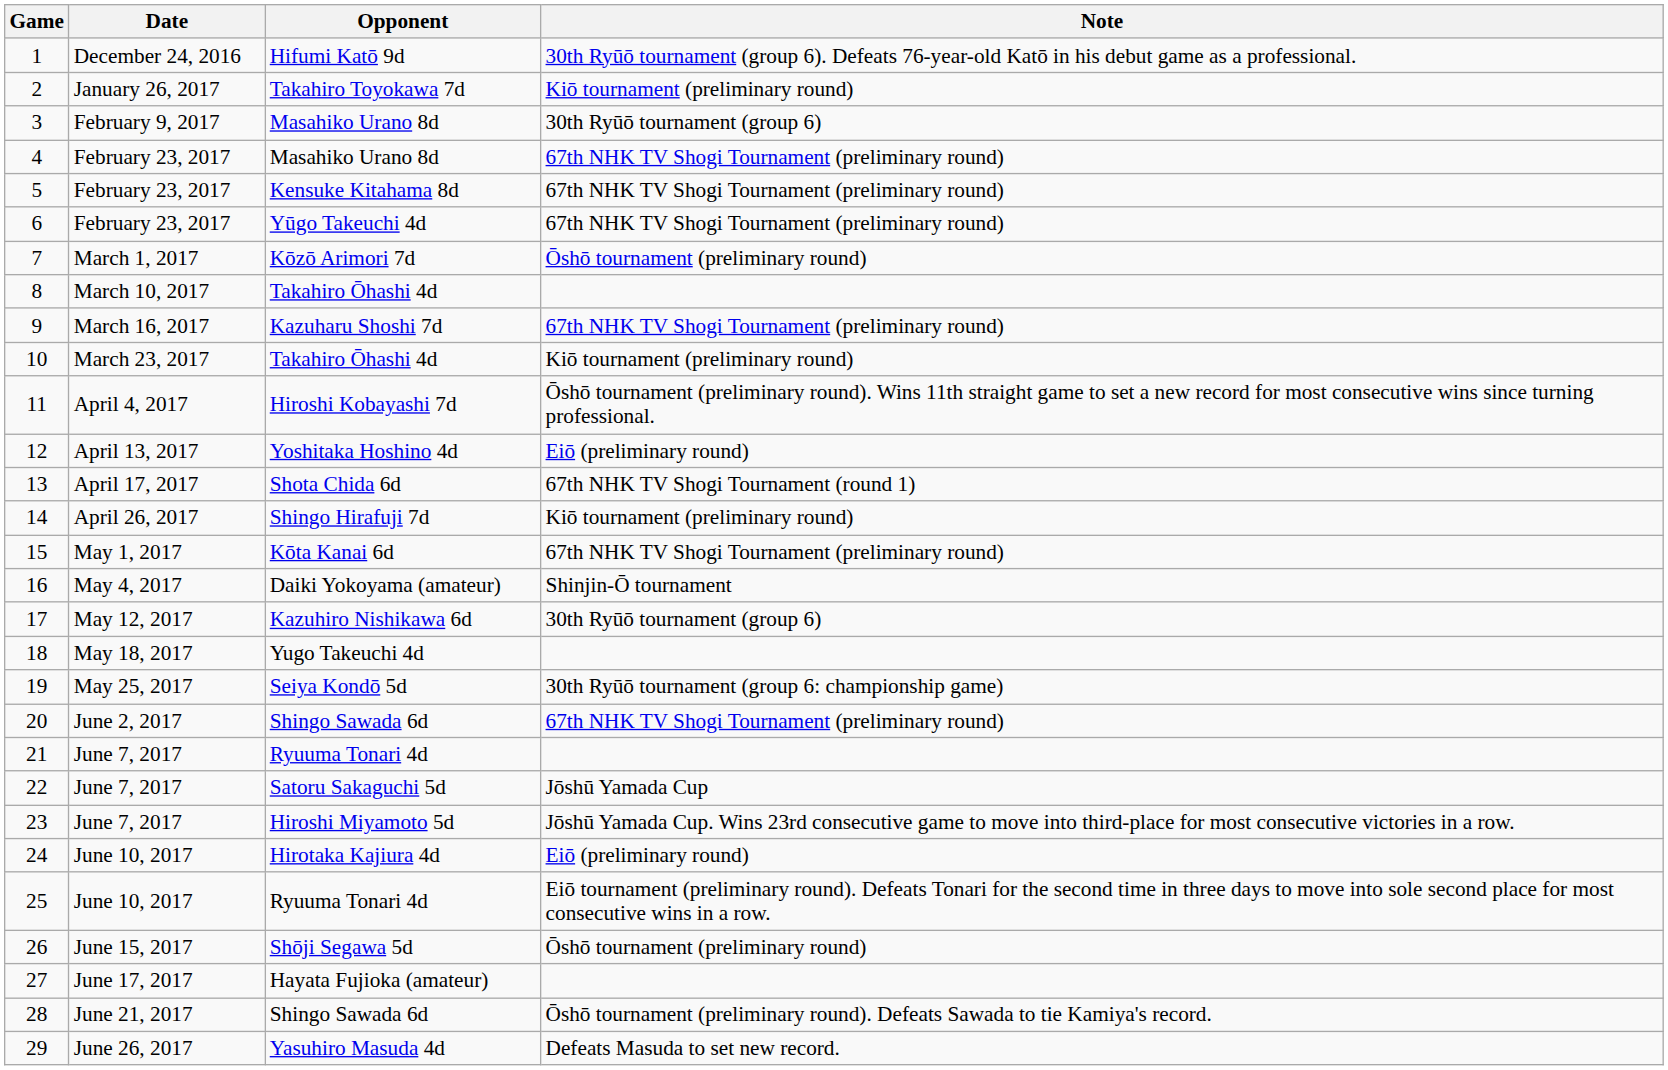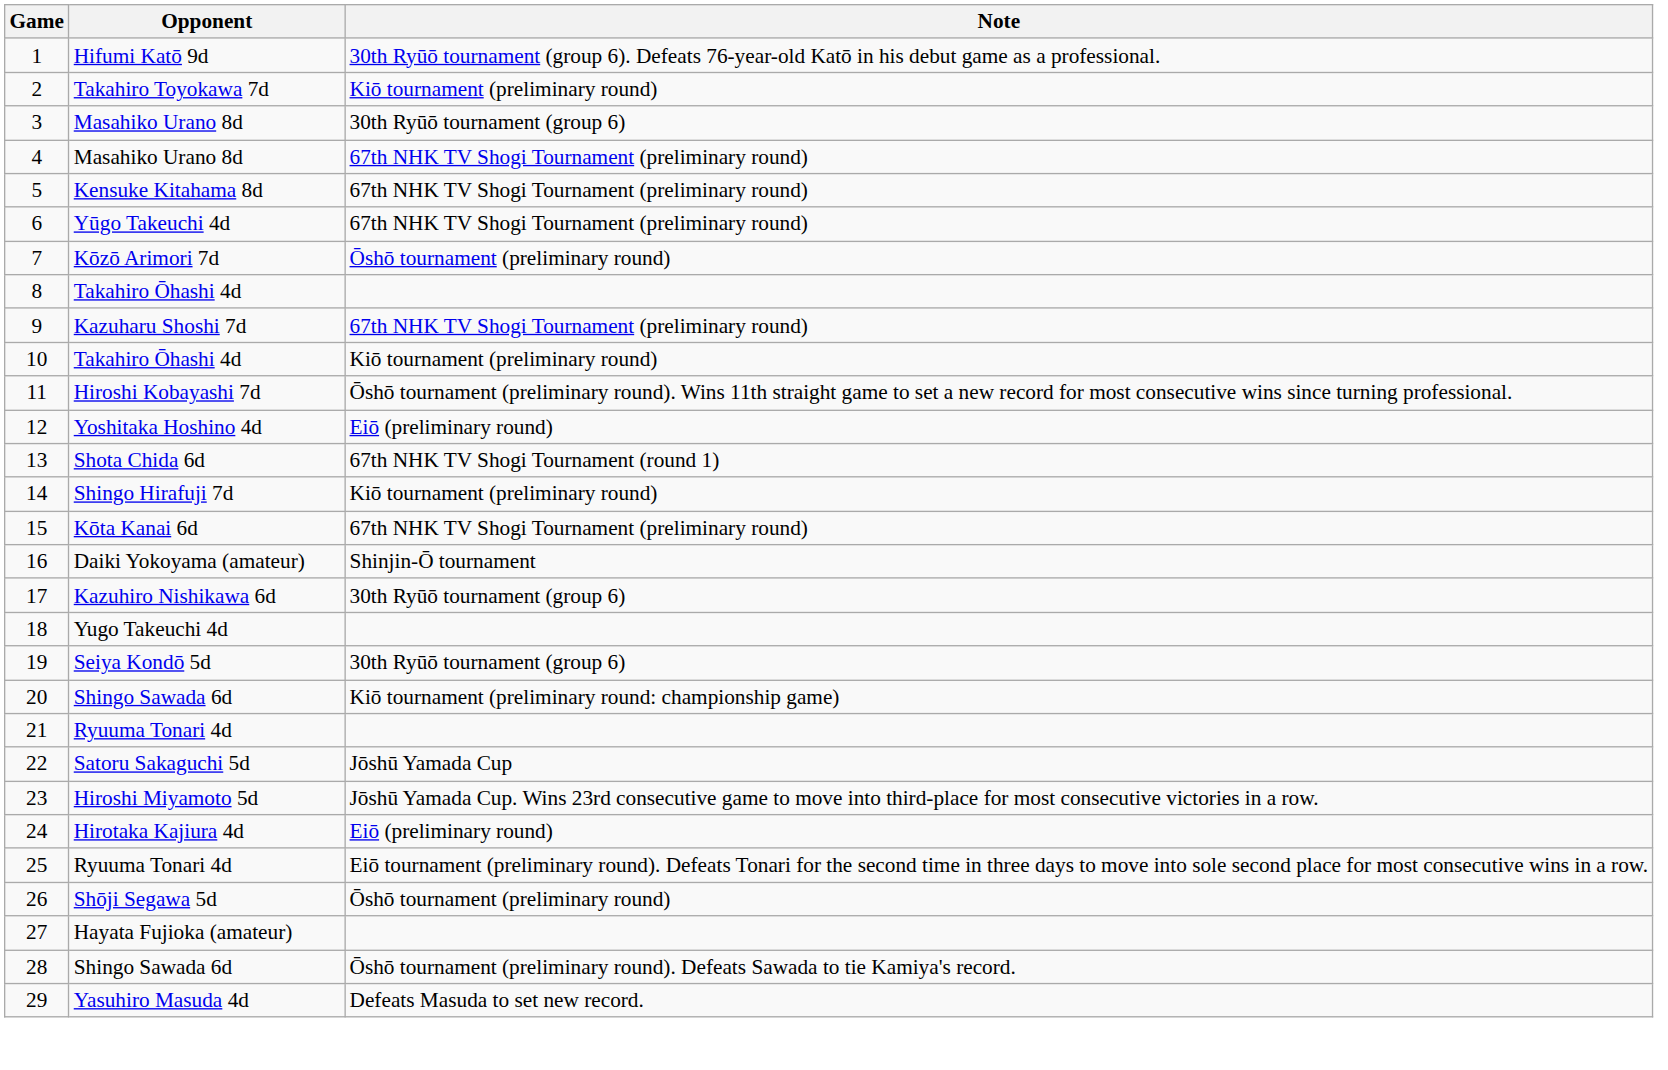- column: (167, 21)
(774, 686) 30th Ryūō tournament (group 6: championship game) -> (487, 662) 30th Ryūō tournament (group 6)
(775, 720) 67th NHK TV Shogi Tournament (preliminary round) -> (595, 696) Kiō tournament (preliminary round: championship game)
